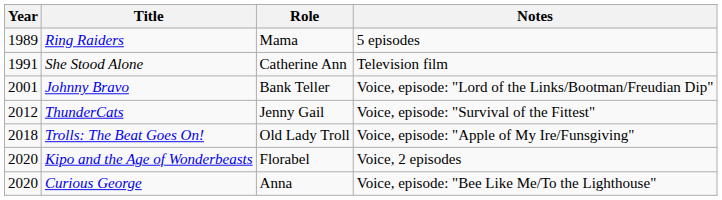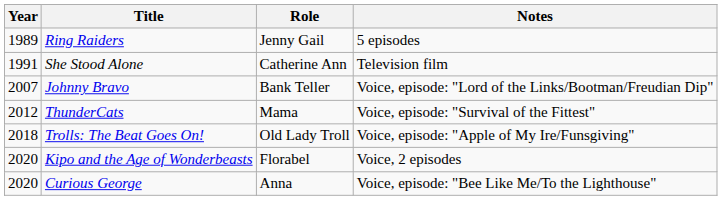(279, 40) Mama -> (292, 40) Jenny Gail
(23, 87) 2001 -> (23, 87) 2007
(292, 111) Jenny Gail -> (279, 111) Mama
